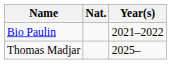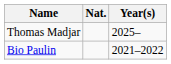rows swapped: (32, 31) <-> (44, 50)
